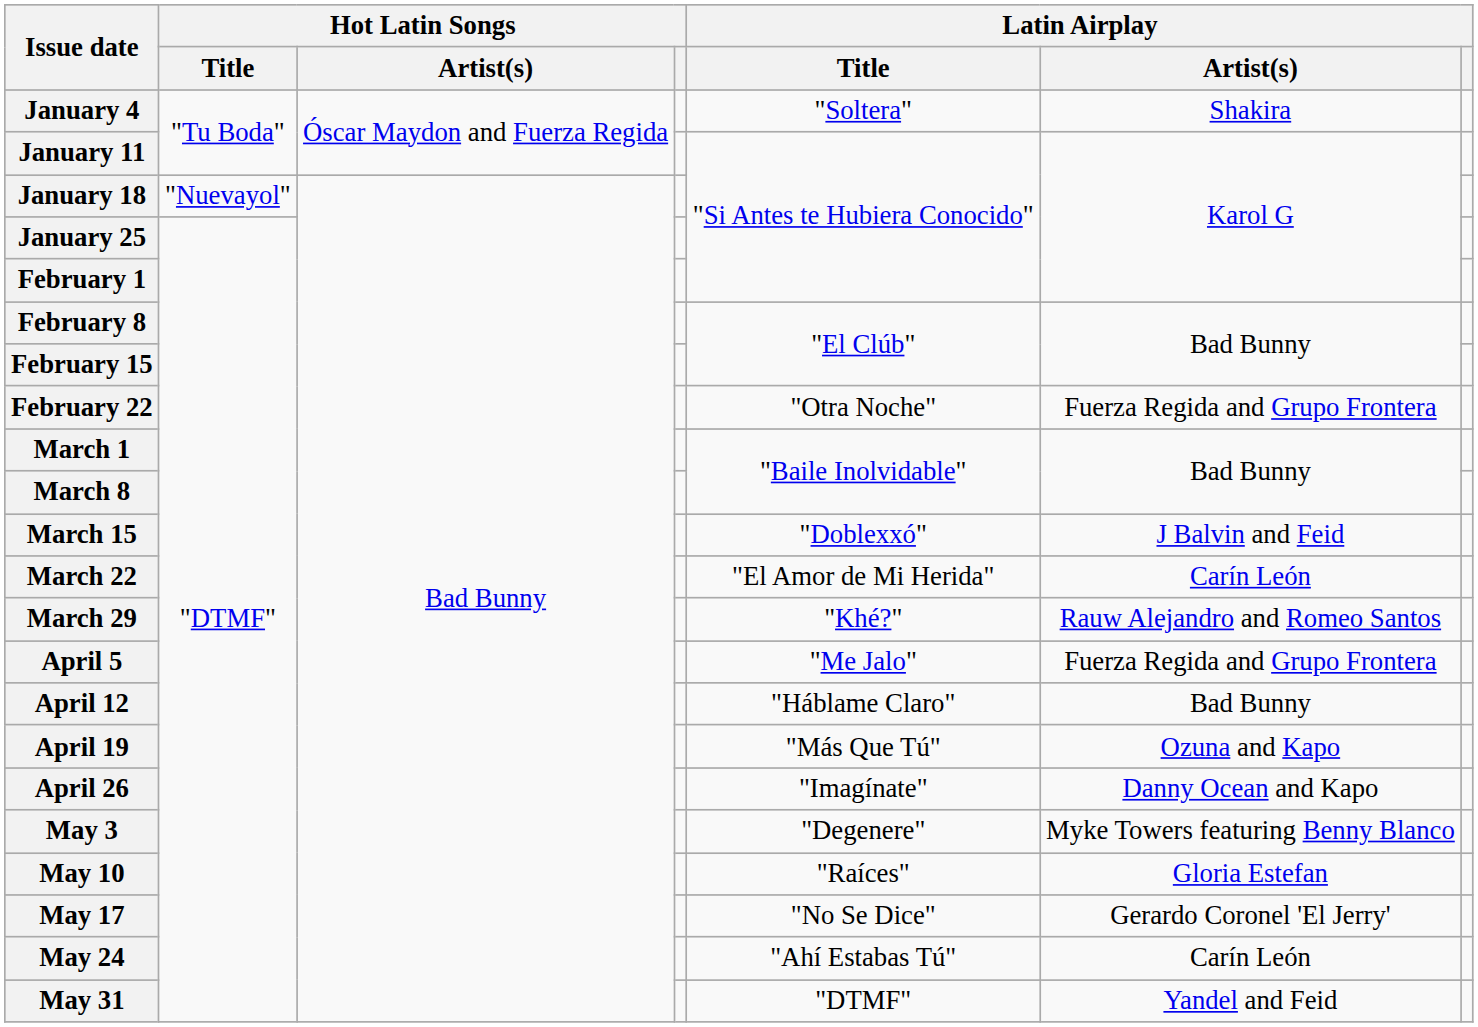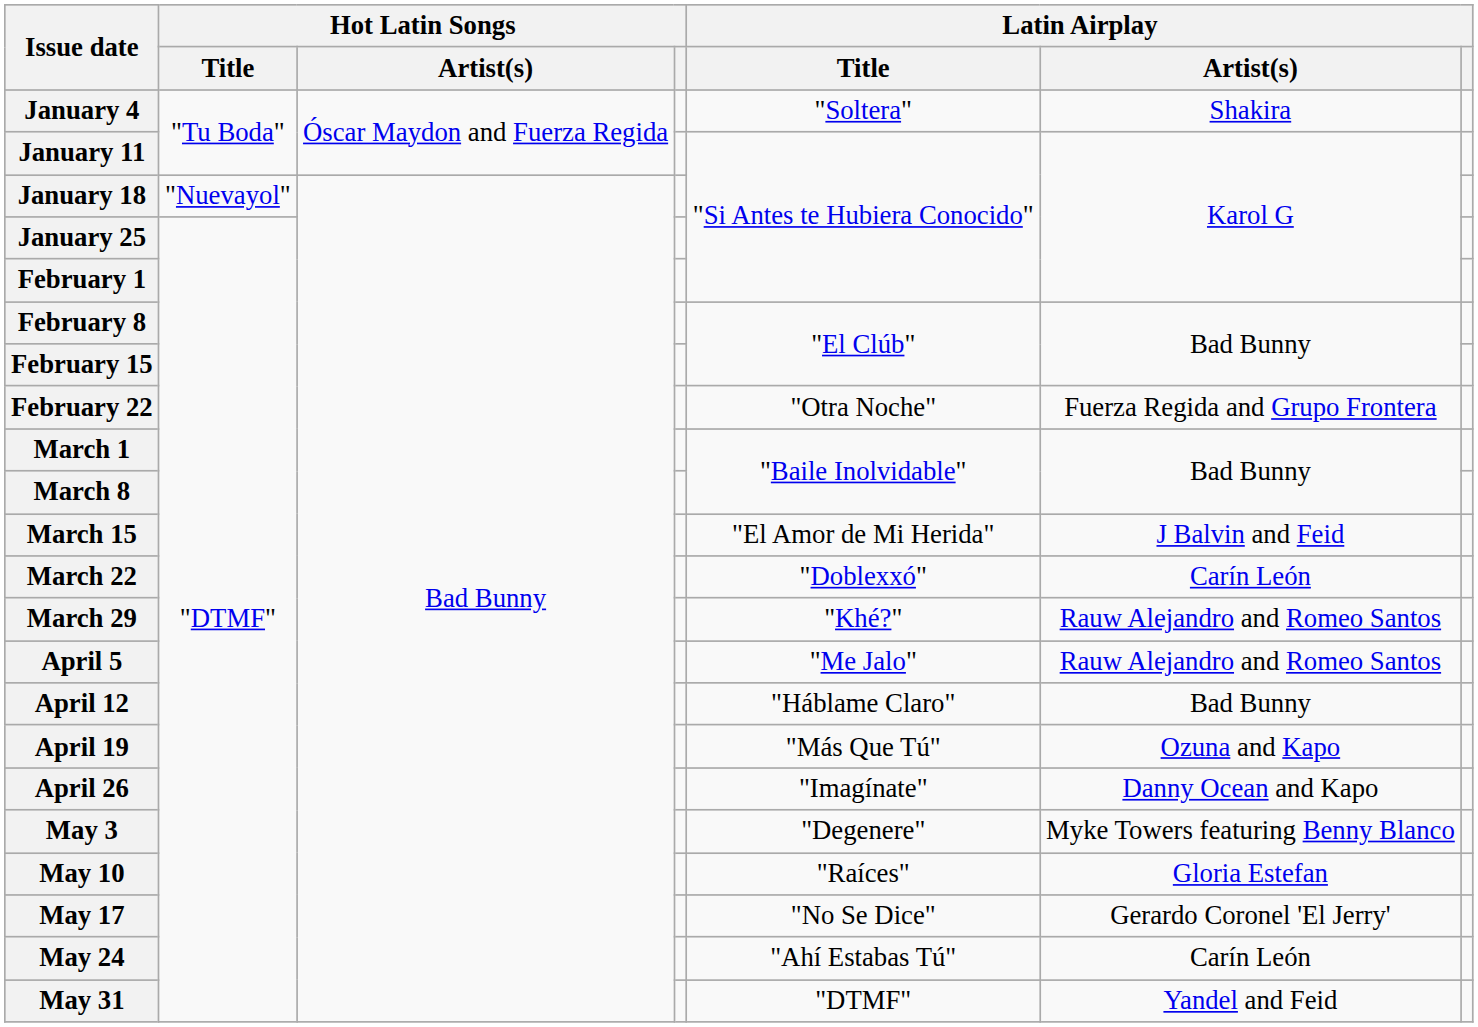(863, 534) "Doblexxó" -> (863, 534) "El Amor de Mi Herida"
(863, 576) "El Amor de Mi Herida" -> (863, 576) "Doblexxó"
(1250, 661) Fuerza Regida and Grupo Frontera -> (1250, 661) Rauw Alejandro and Romeo Santos
